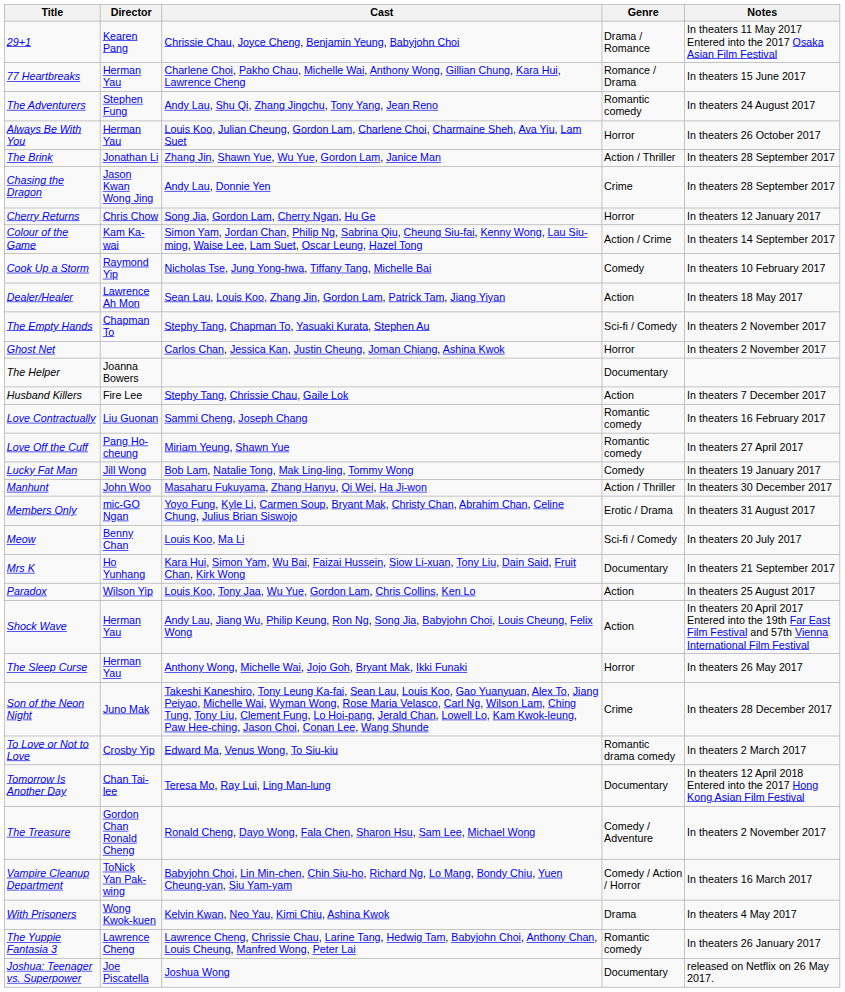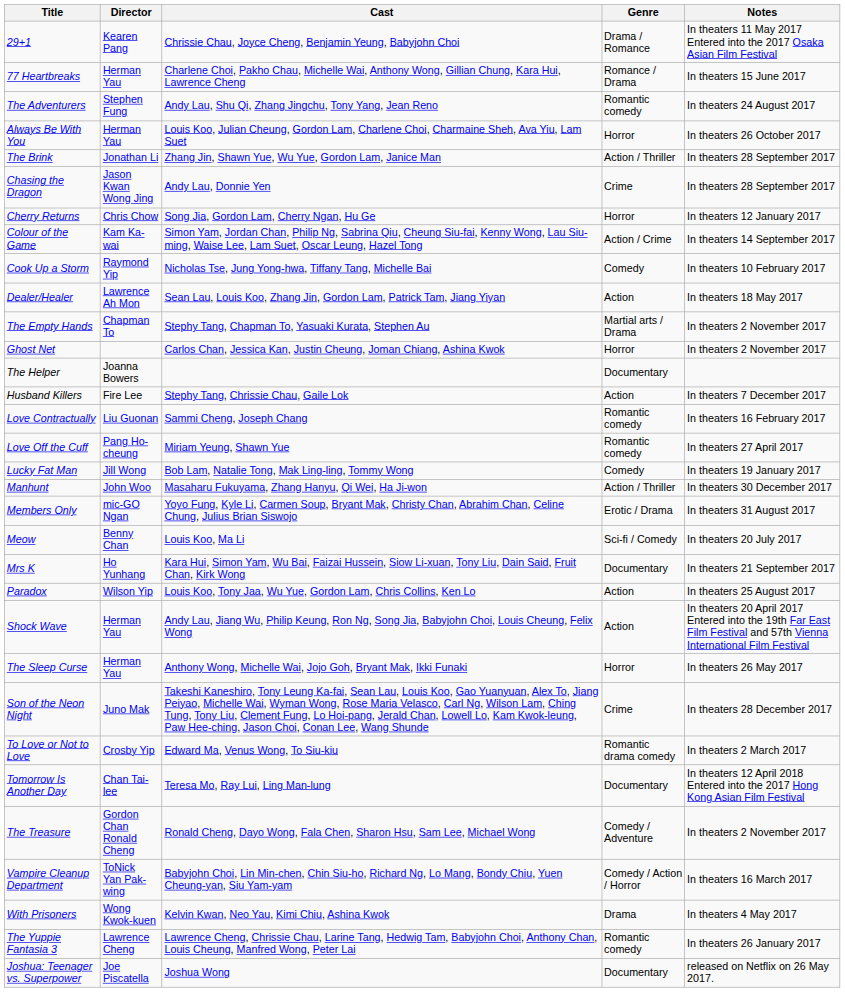(640, 326) Sci-fi / Comedy -> (634, 326) Martial arts / Drama
